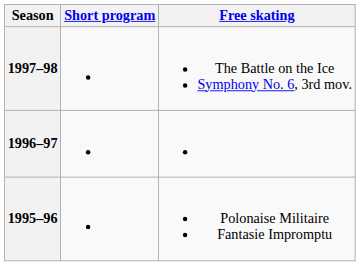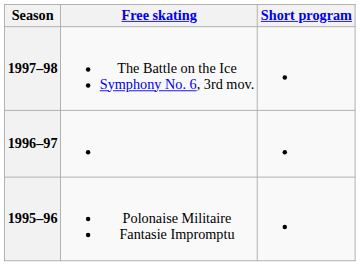columns swapped: (110, 15) <-> (257, 15)
